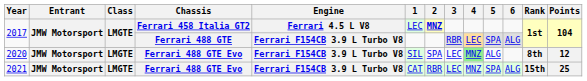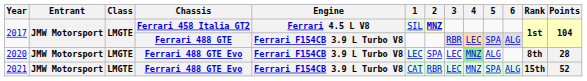(415, 26) LEC -> (415, 26) SIL
(415, 54) SIL -> (415, 54) LEC
(565, 54) 12 -> (565, 54) 28
(565, 69) 25 -> (565, 69) 52
